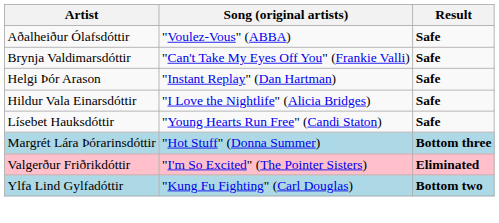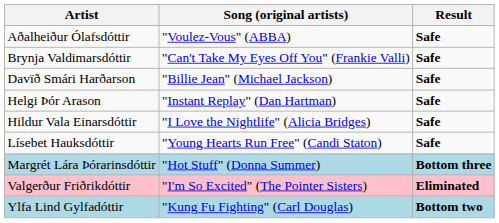+ row: (71, 79)
